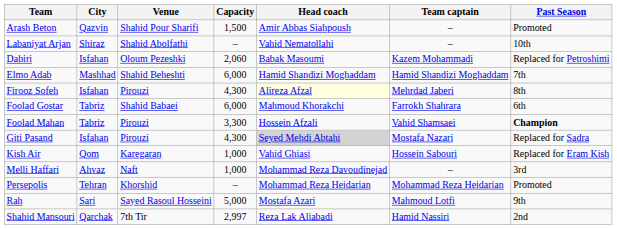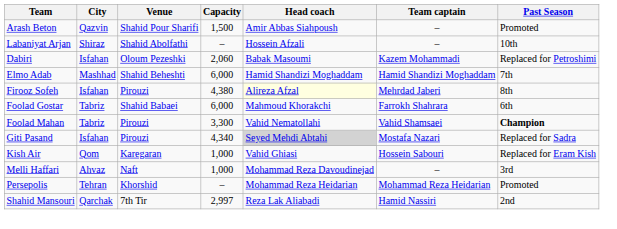(296, 43) Vahid Nematollahi -> (275, 43) Hossein Afzali
(235, 91) 4,300 -> (222, 91) 4,380
(288, 122) Hossein Afzali -> (283, 122) Vahid Nematollahi
(235, 138) 4,300 -> (222, 138) 4,340
- row: (15, 201)
